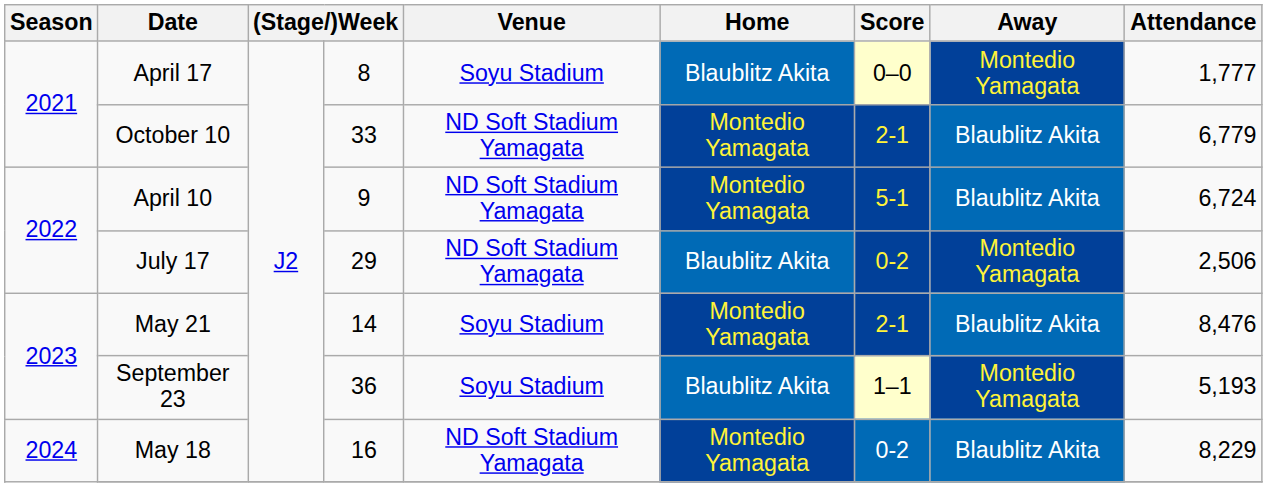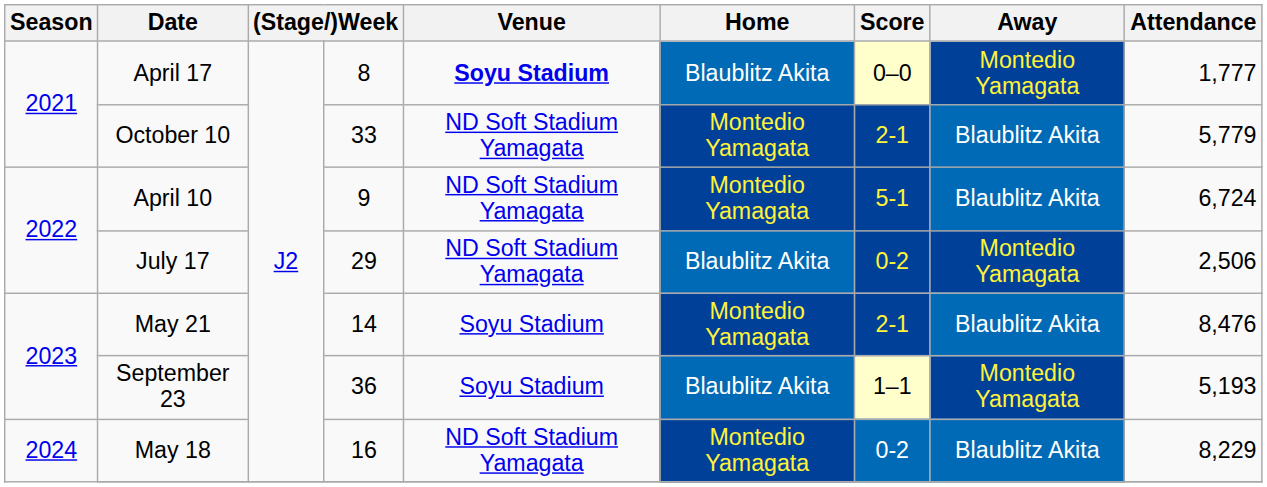(532, 72) normal -> (532, 72) bold
(1227, 135) 6,779 -> (1227, 135) 5,779
